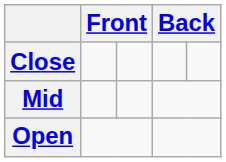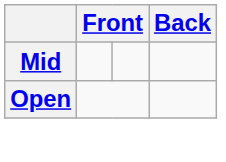- row: (43, 61)
